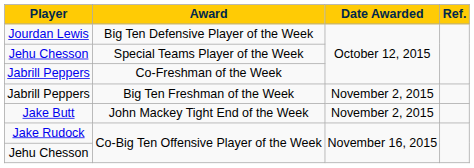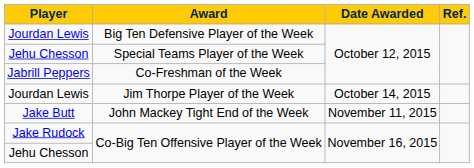+ row: (49, 93)
- row: (49, 93)
(382, 113) November 2, 2015 -> (382, 113) November 11, 2015
